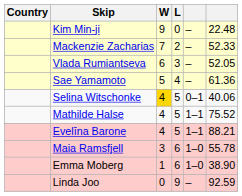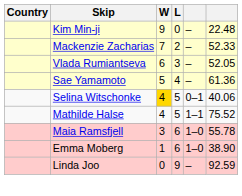- row: (89, 132)
